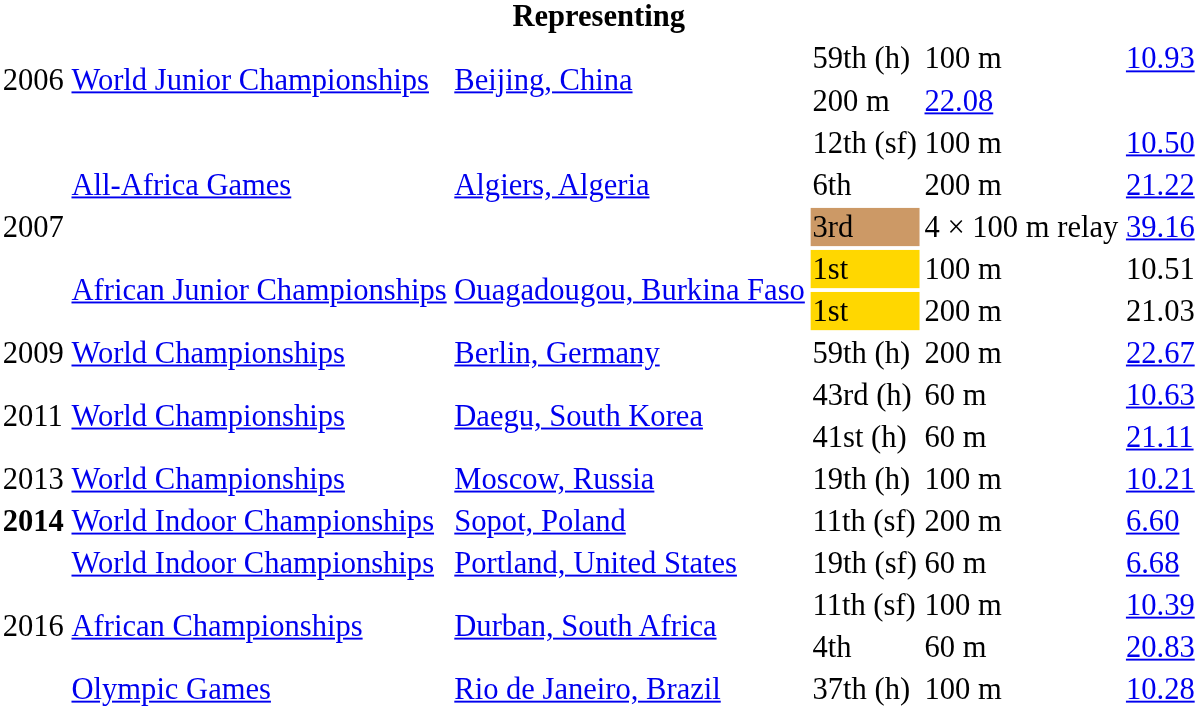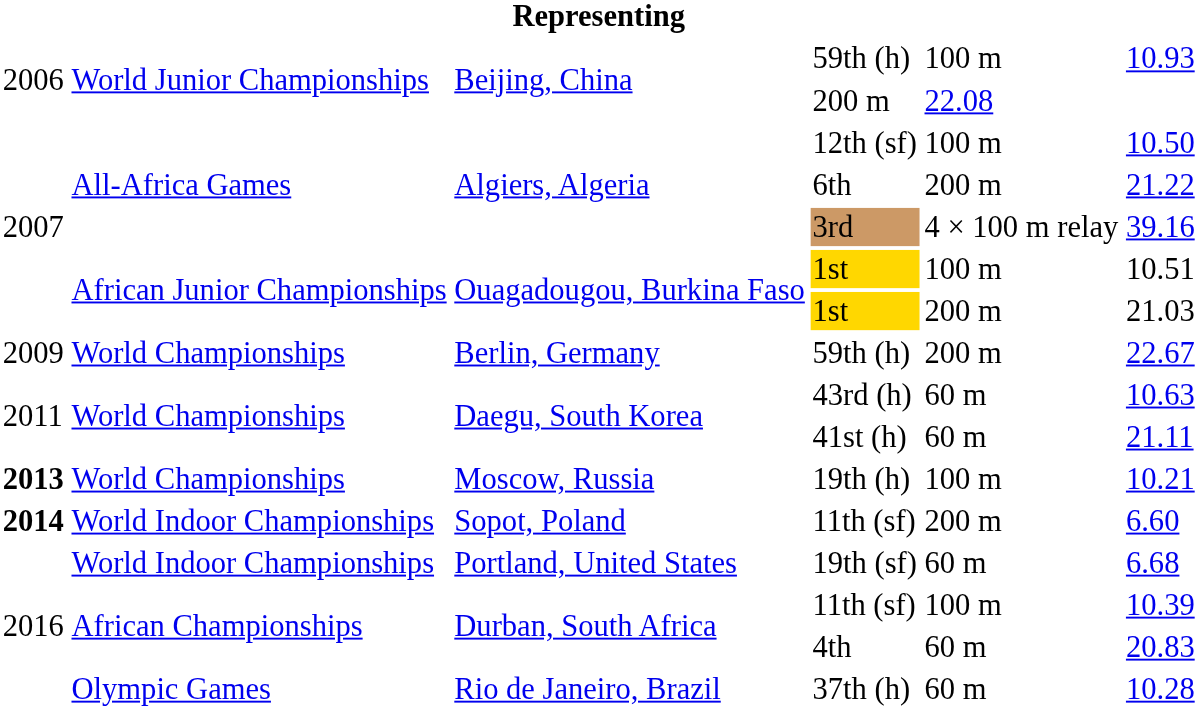(33, 478) normal -> (33, 478) bold
(963, 688) 100 m -> (956, 688) 60 m
